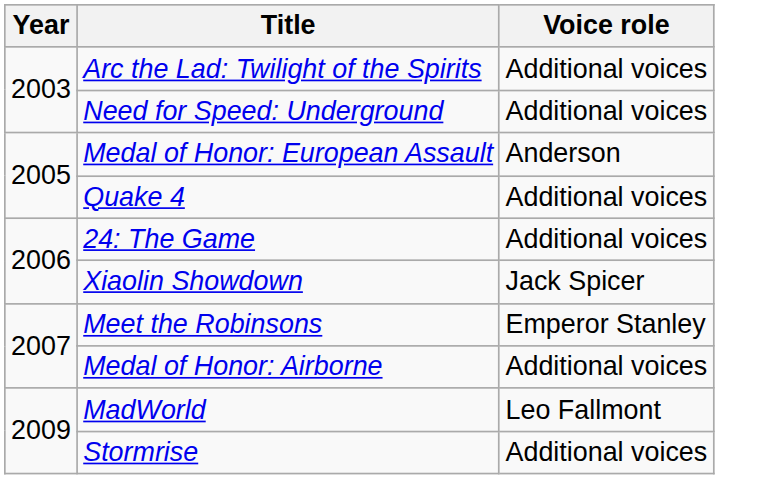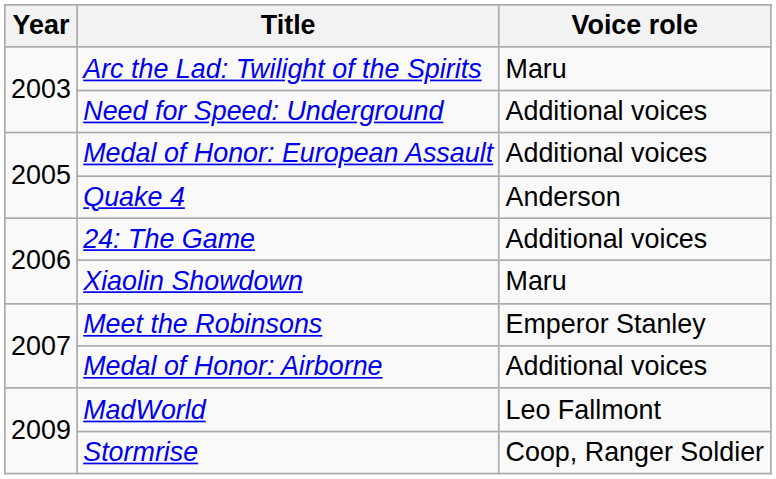(606, 68) Additional voices -> (536, 68) Maru
(563, 153) Anderson -> (606, 153) Additional voices
(606, 196) Additional voices -> (563, 196) Anderson
(575, 281) Jack Spicer -> (536, 281) Maru
(606, 452) Additional voices -> (635, 452) Coop, Ranger Soldier
